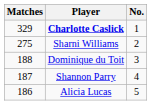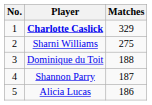columns swapped: (137, 12) <-> (25, 12)
